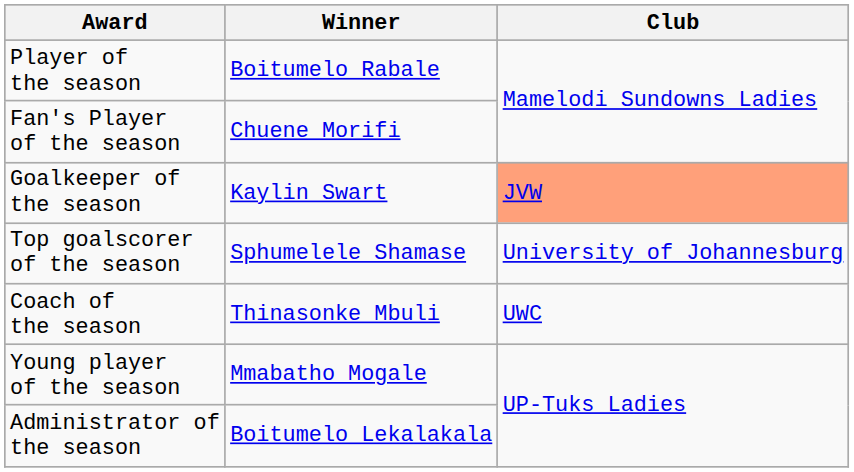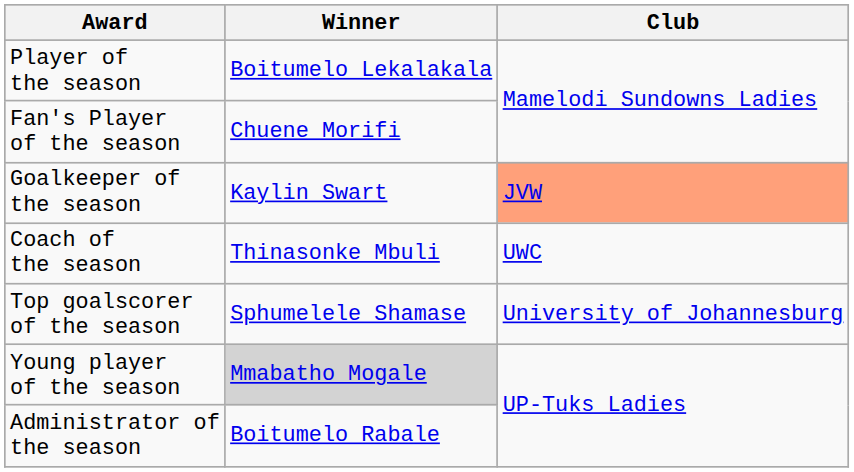(335, 71) Boitumelo Rabale -> (361, 71) Boitumelo Lekalakala
rows swapped: (102, 253) <-> (76, 314)
(328, 375) no background -> (328, 375) lightgrey background
(361, 436) Boitumelo Lekalakala -> (335, 436) Boitumelo Rabale
